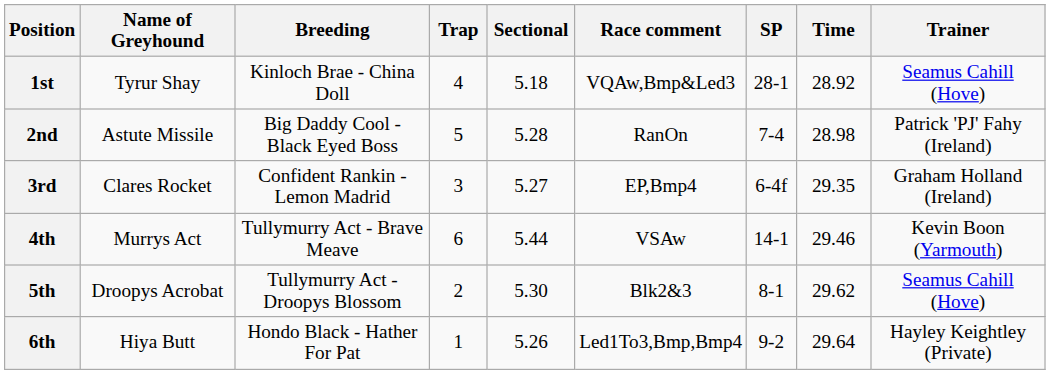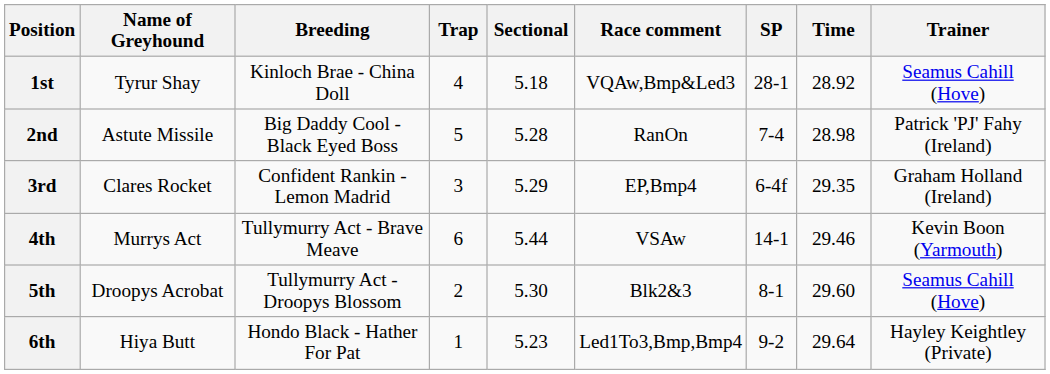(531, 186) 5.27 -> (531, 186) 5.29
(834, 290) 29.62 -> (834, 290) 29.60
(531, 342) 5.26 -> (531, 342) 5.23
